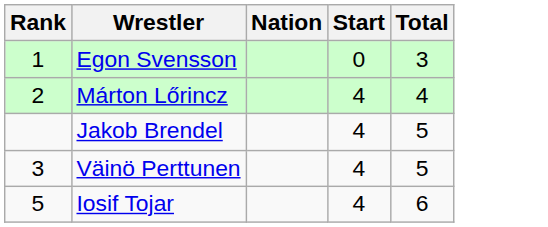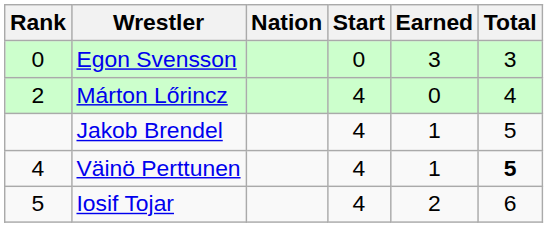+ column: (434, 22)
(38, 58) 1 -> (38, 58) 0
(38, 167) 3 -> (38, 167) 4
(422, 167) normal -> (510, 167) bold
